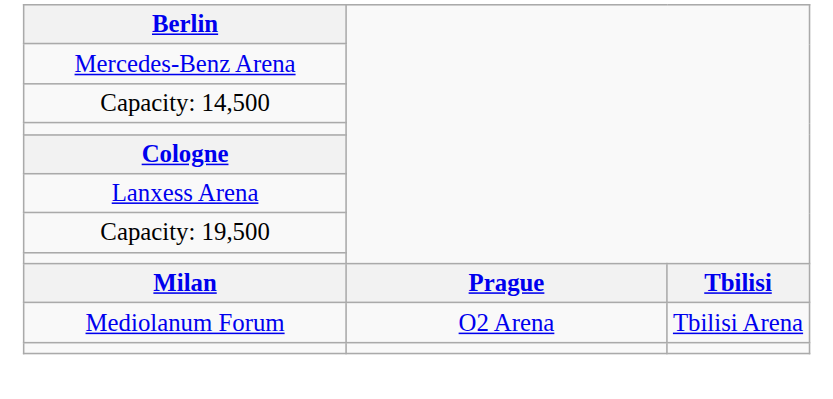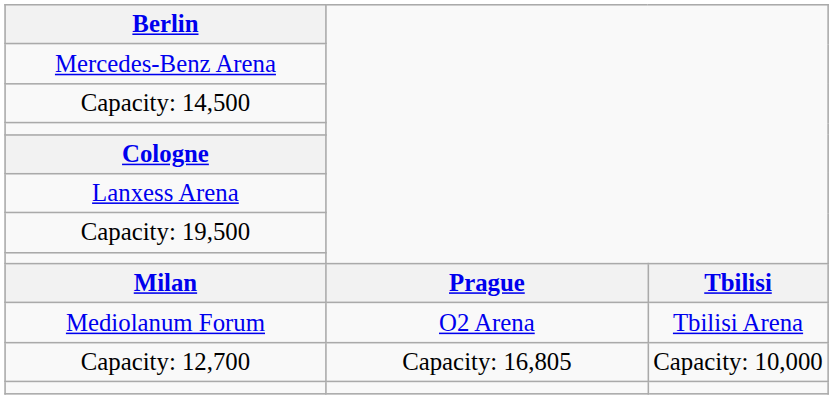+ row: (165, 361)
